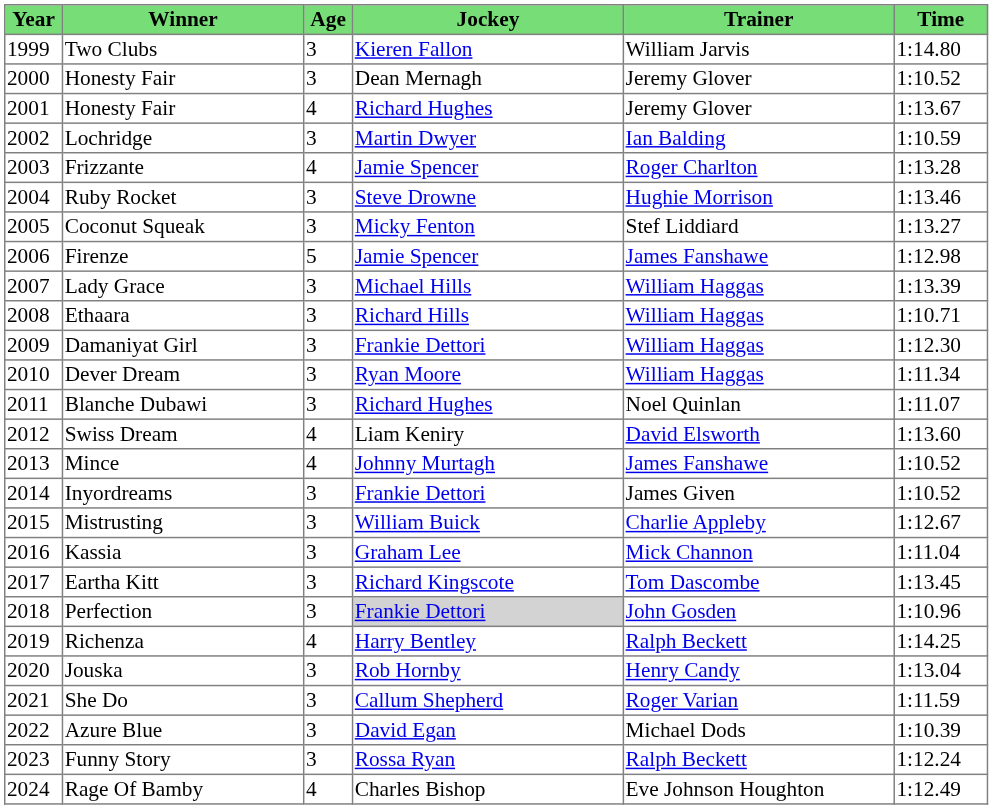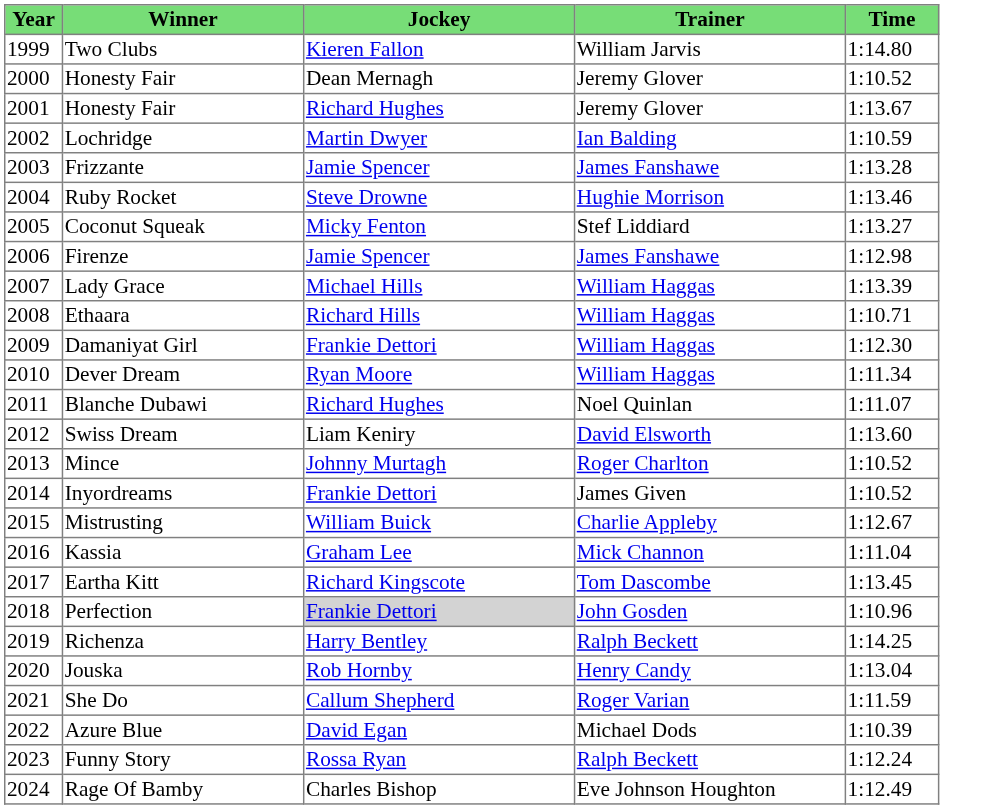- column: (328, 19)
(692, 167) Roger Charlton -> (648, 167) James Fanshawe
(697, 463) James Fanshawe -> (643, 463) Roger Charlton
